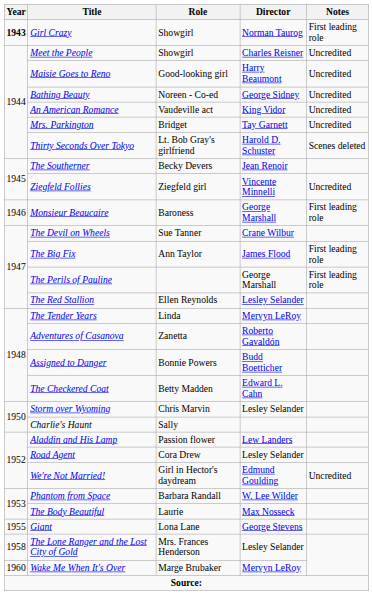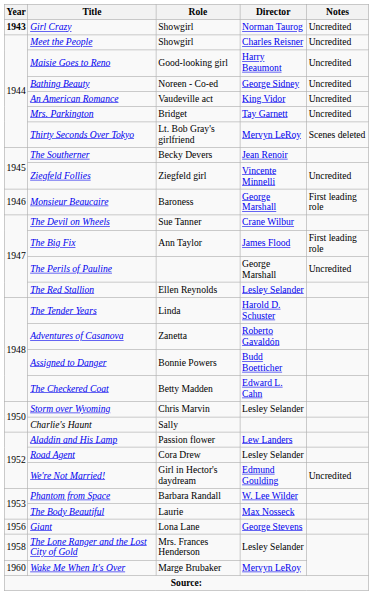(333, 32) First leading role -> (330, 27) Uncredited
(261, 145) Harold D. Schuster -> (272, 134) Mervyn LeRoy
(333, 280) First leading role -> (330, 269) Uncredited
(272, 316) Mervyn LeRoy -> (261, 310) Harold D. Schuster
(16, 526) 1955 -> (16, 526) 1956
